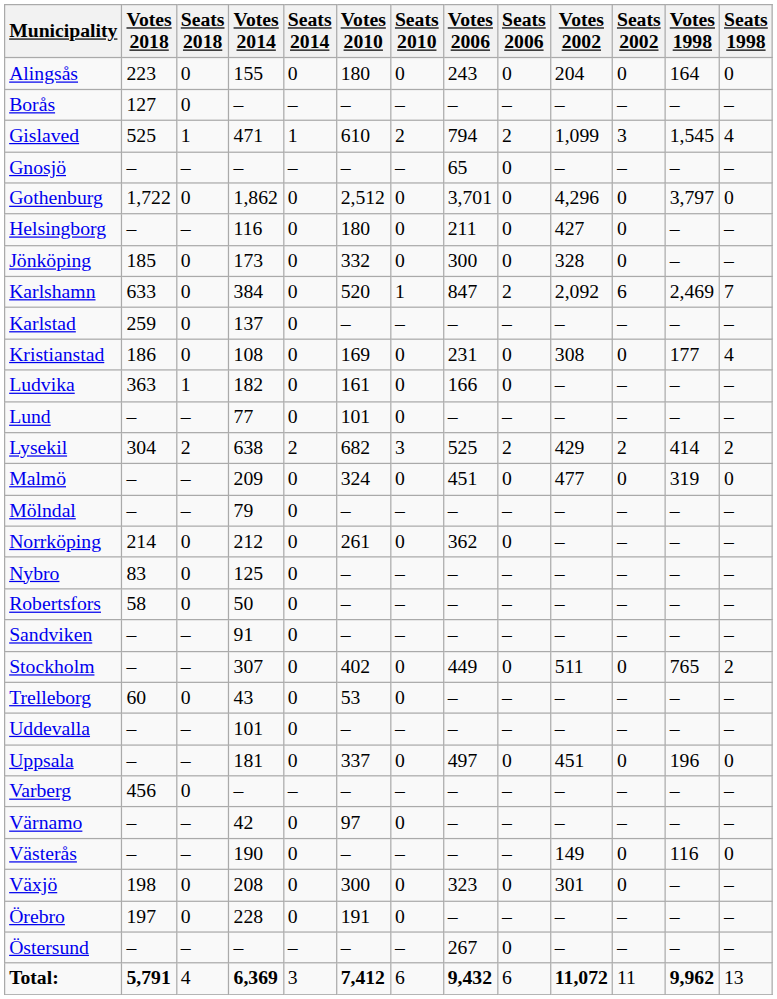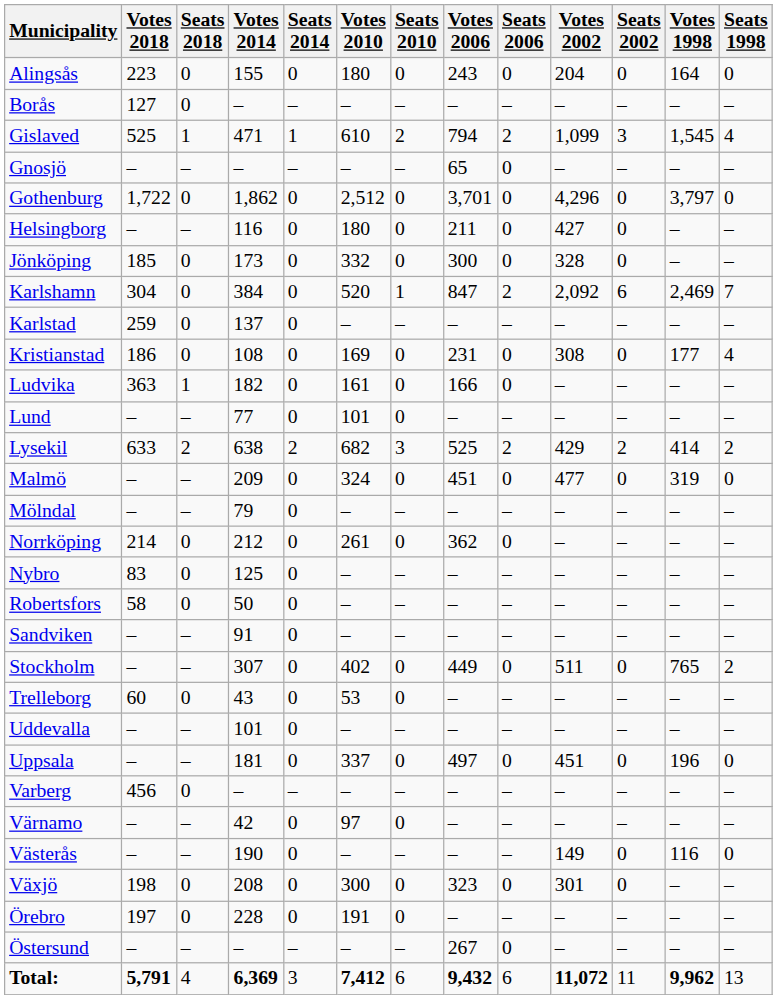(141, 291) 633 -> (141, 291) 304
(141, 447) 304 -> (141, 447) 633
